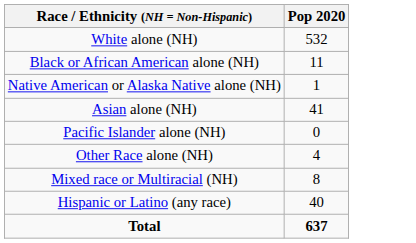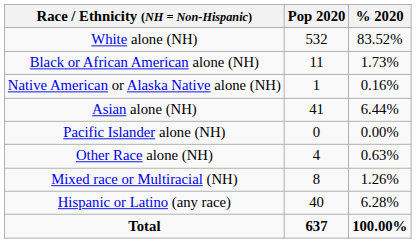+ column: (380, 16)
